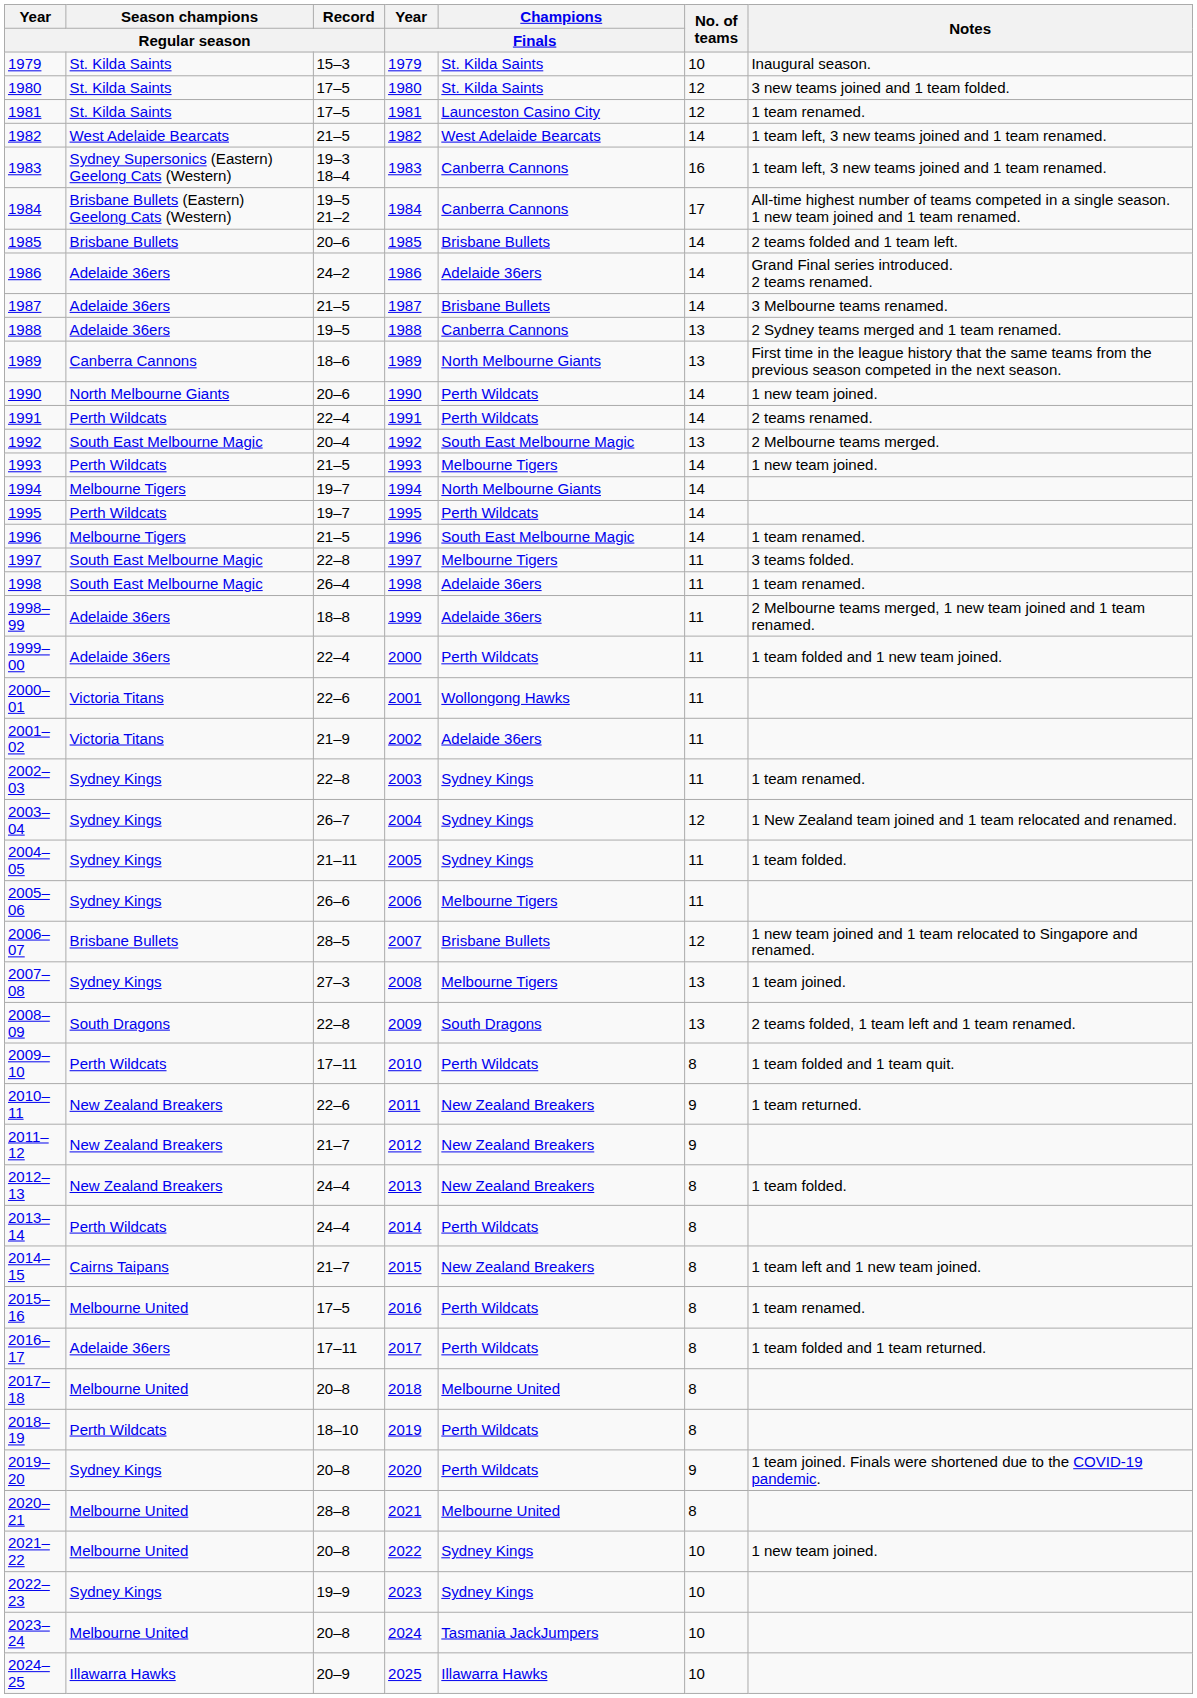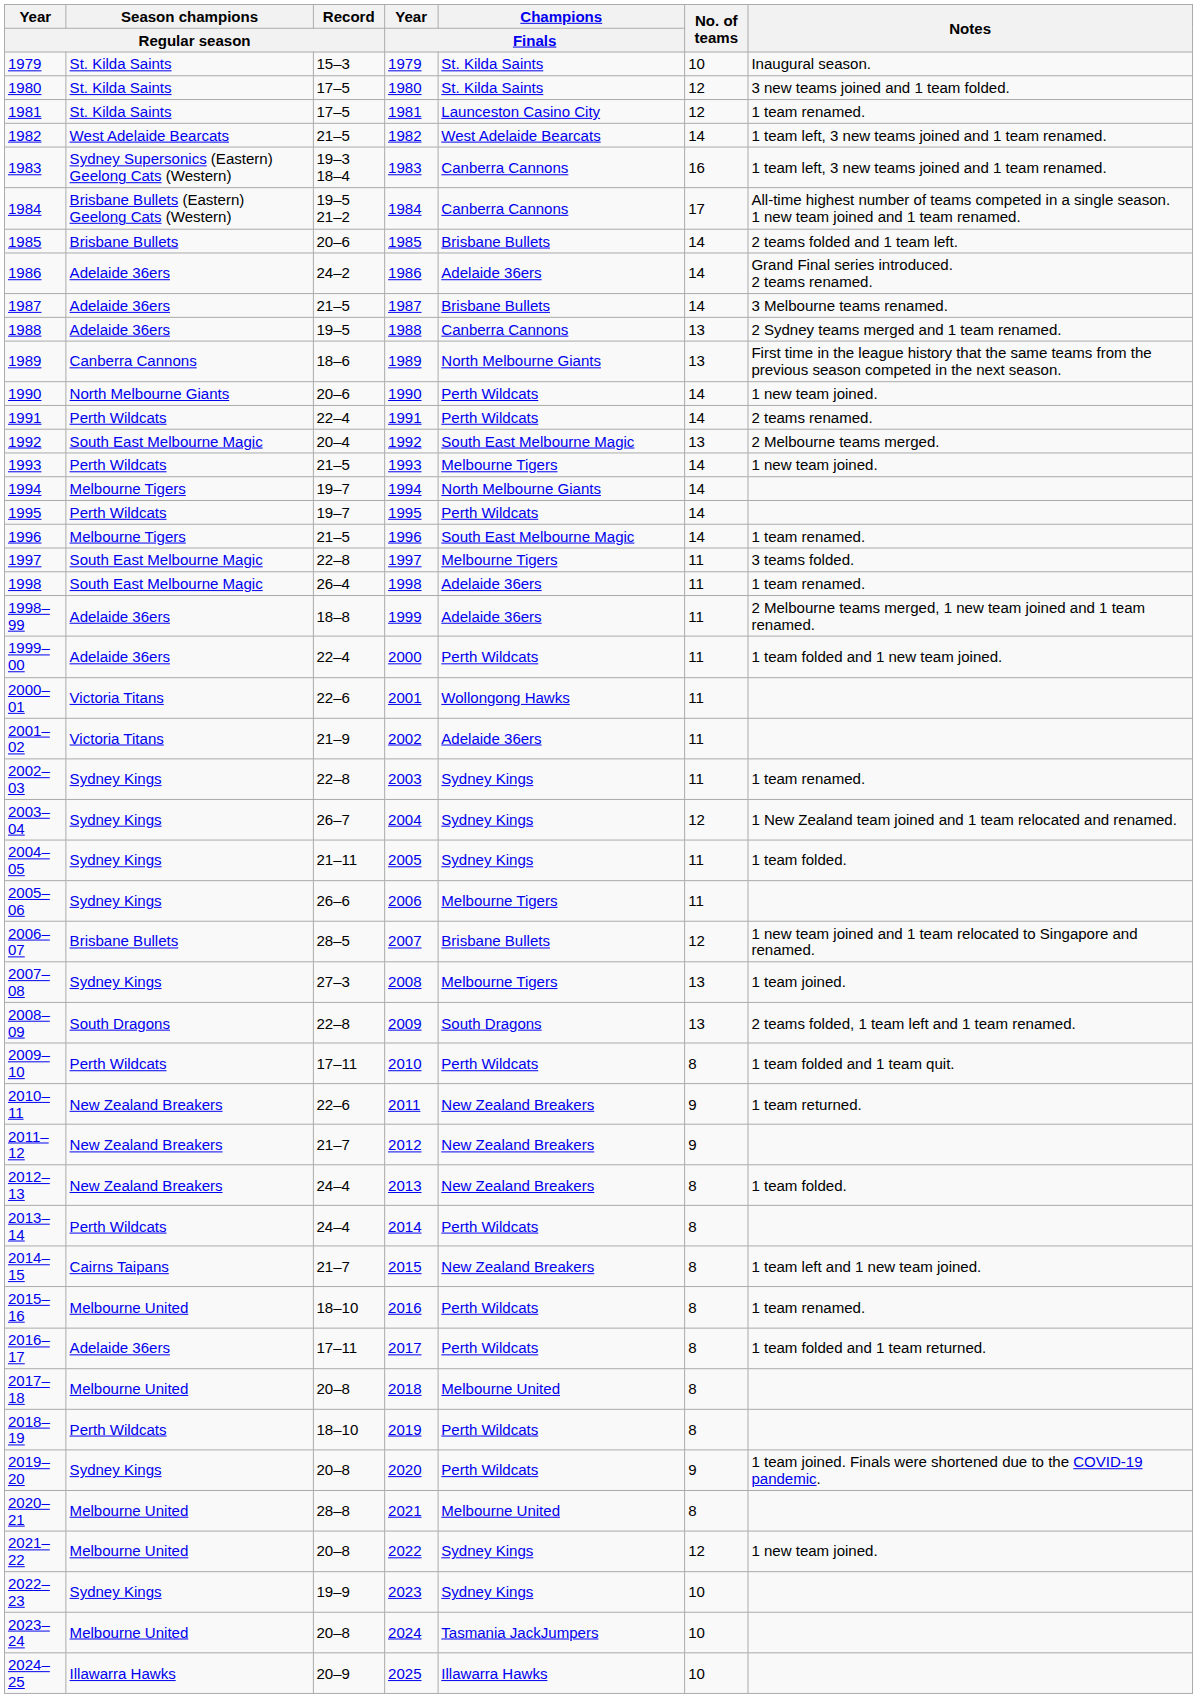(333, 1307) 17–5 -> (337, 1307) 18–10
(697, 1551) 10 -> (697, 1551) 12
